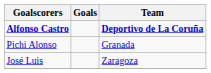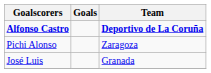(118, 44) Granada -> (120, 44) Zaragoza
(120, 60) Zaragoza -> (118, 60) Granada
